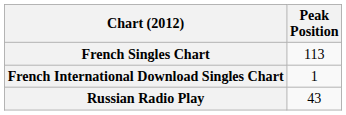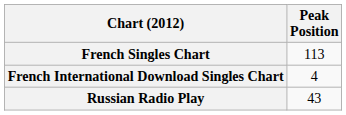(314, 76) 1 -> (314, 76) 4
